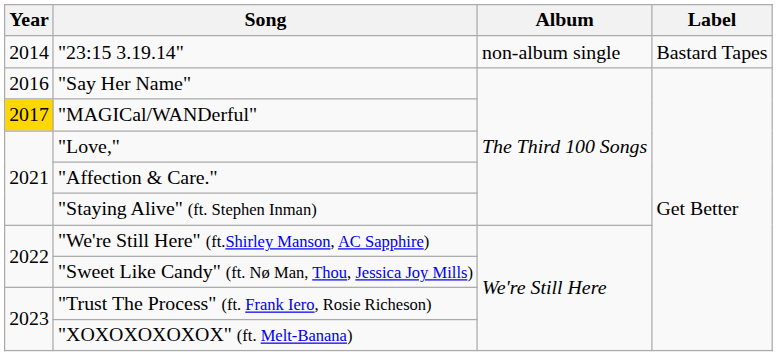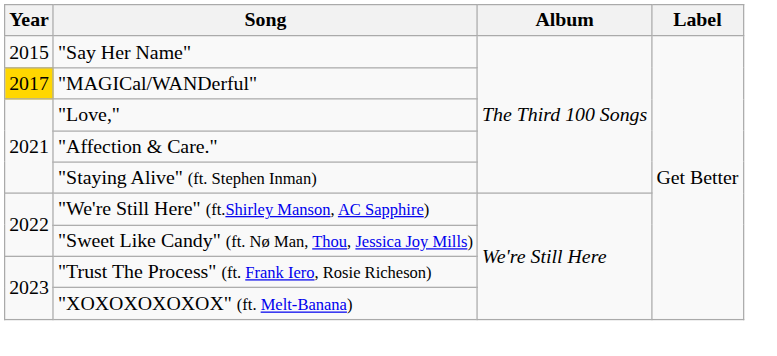- row: (121, 51)
(29, 83) 2016 -> (29, 51) 2015
